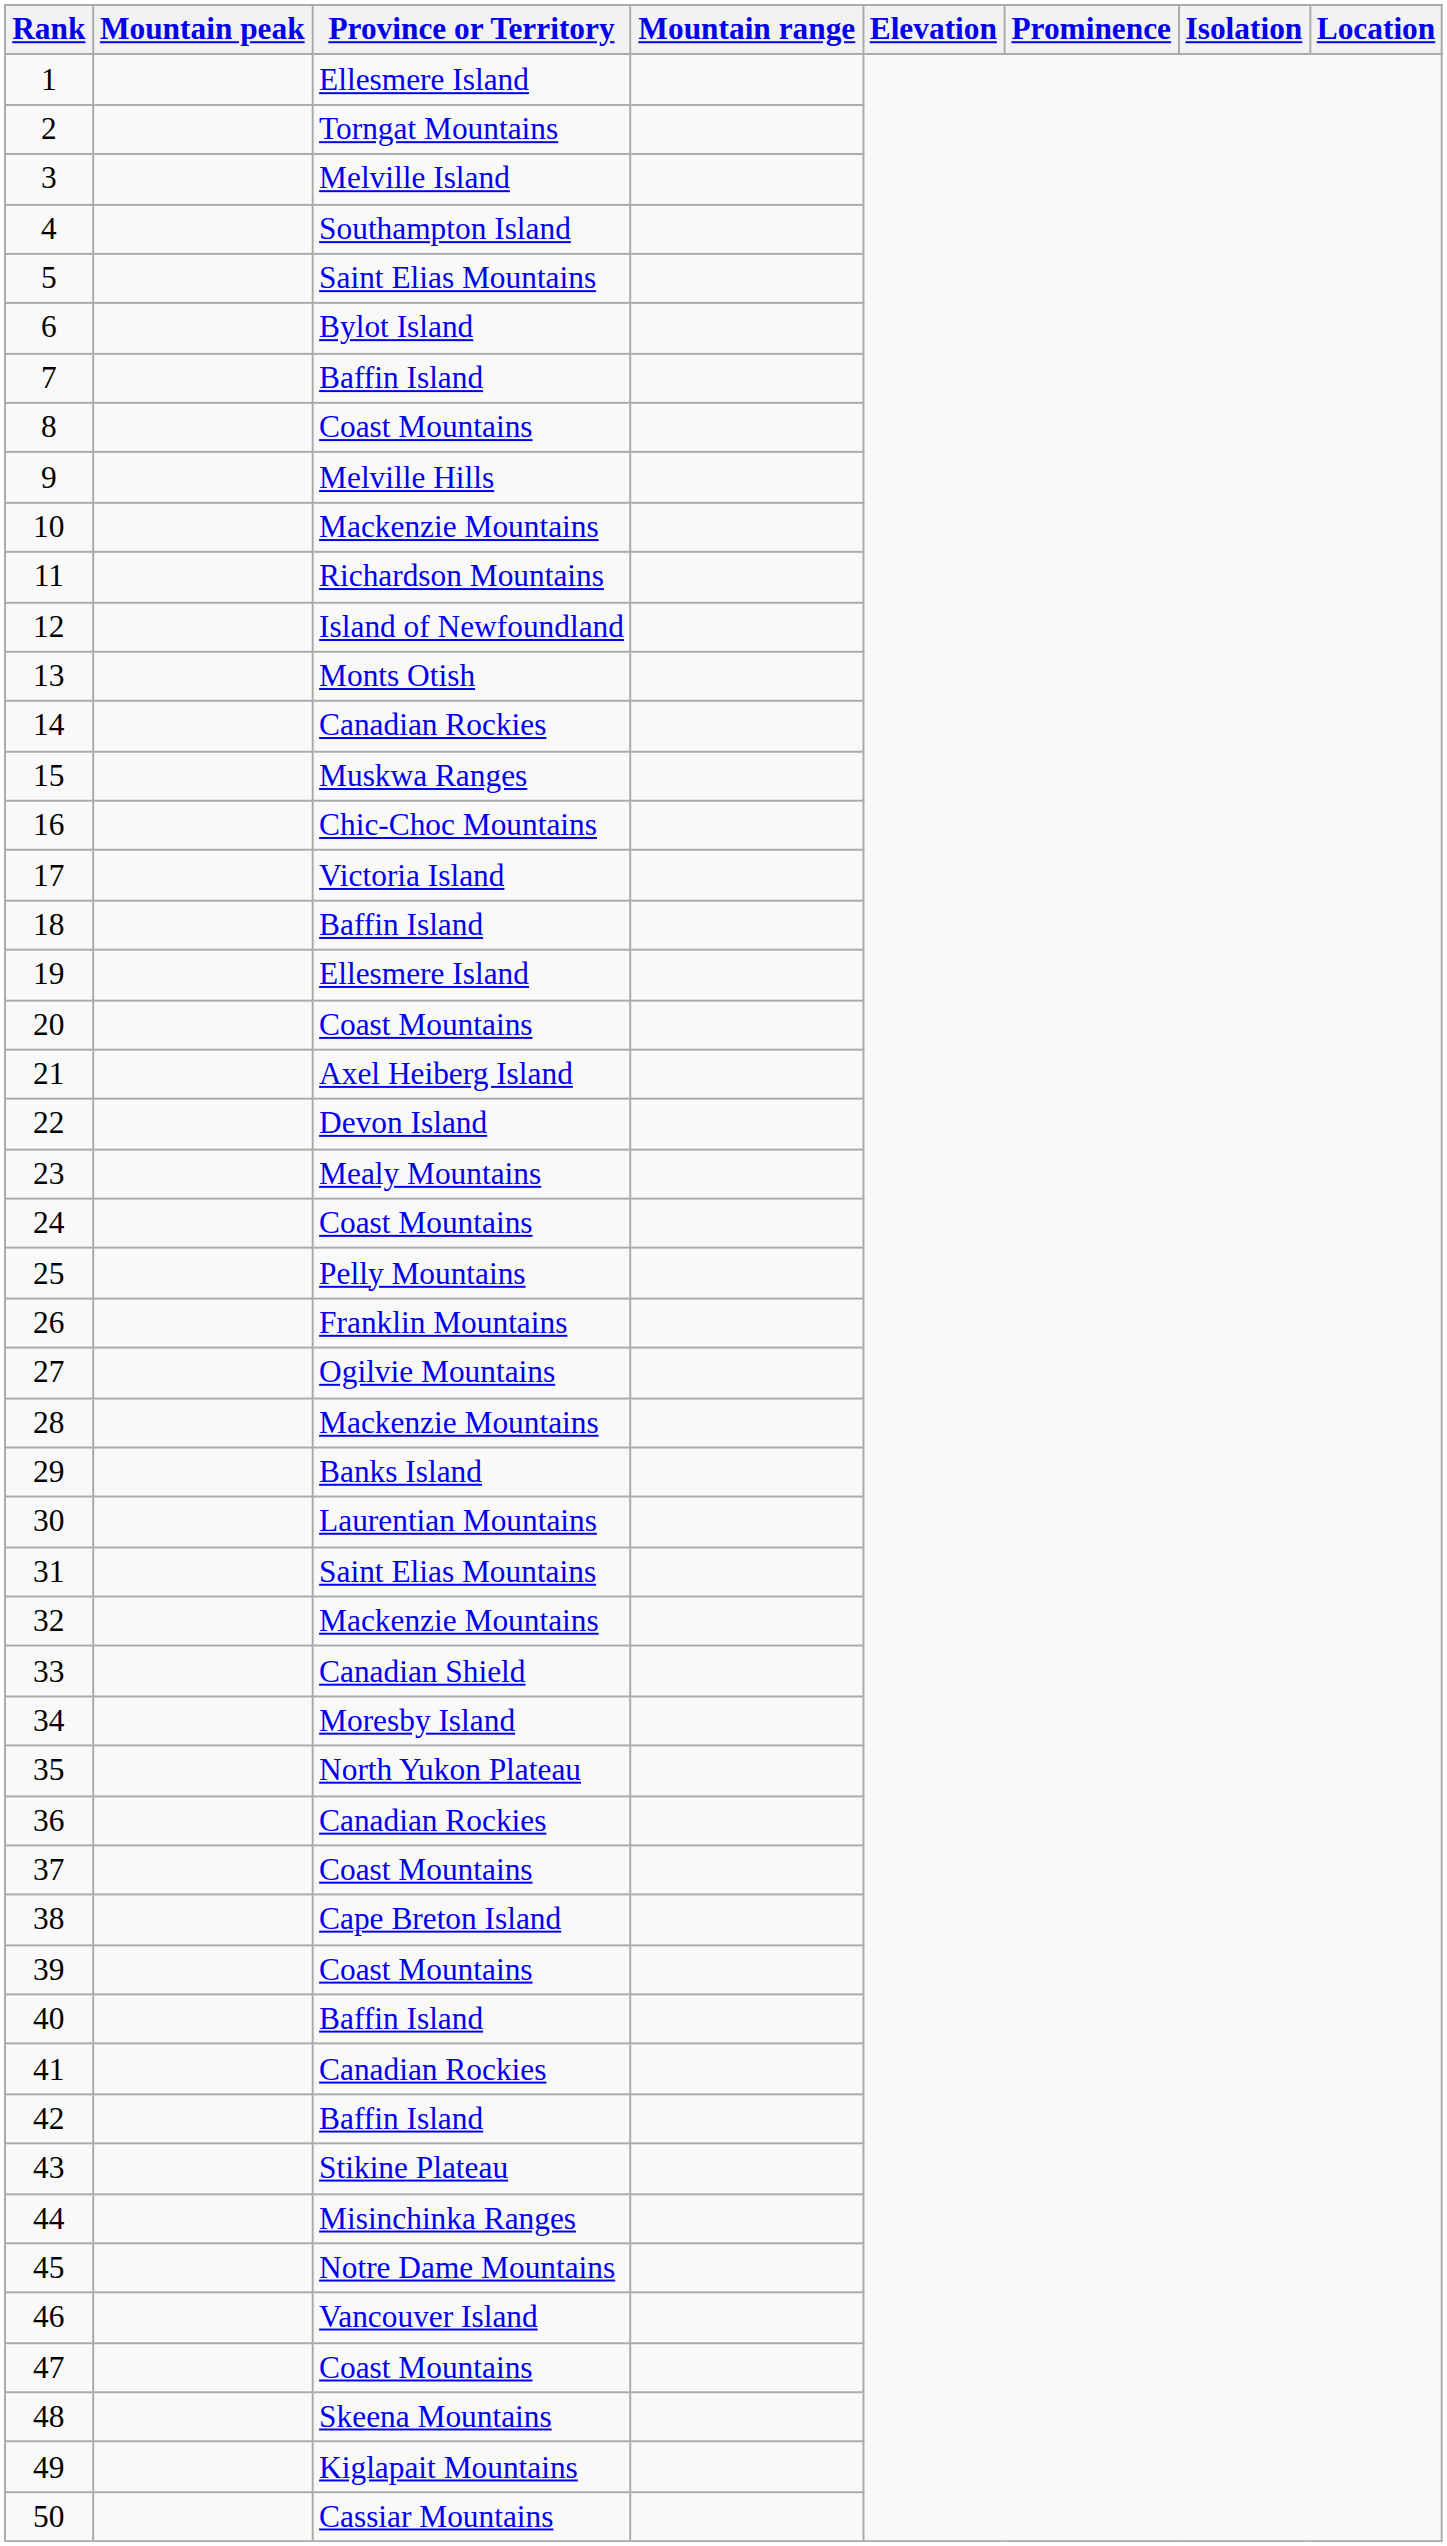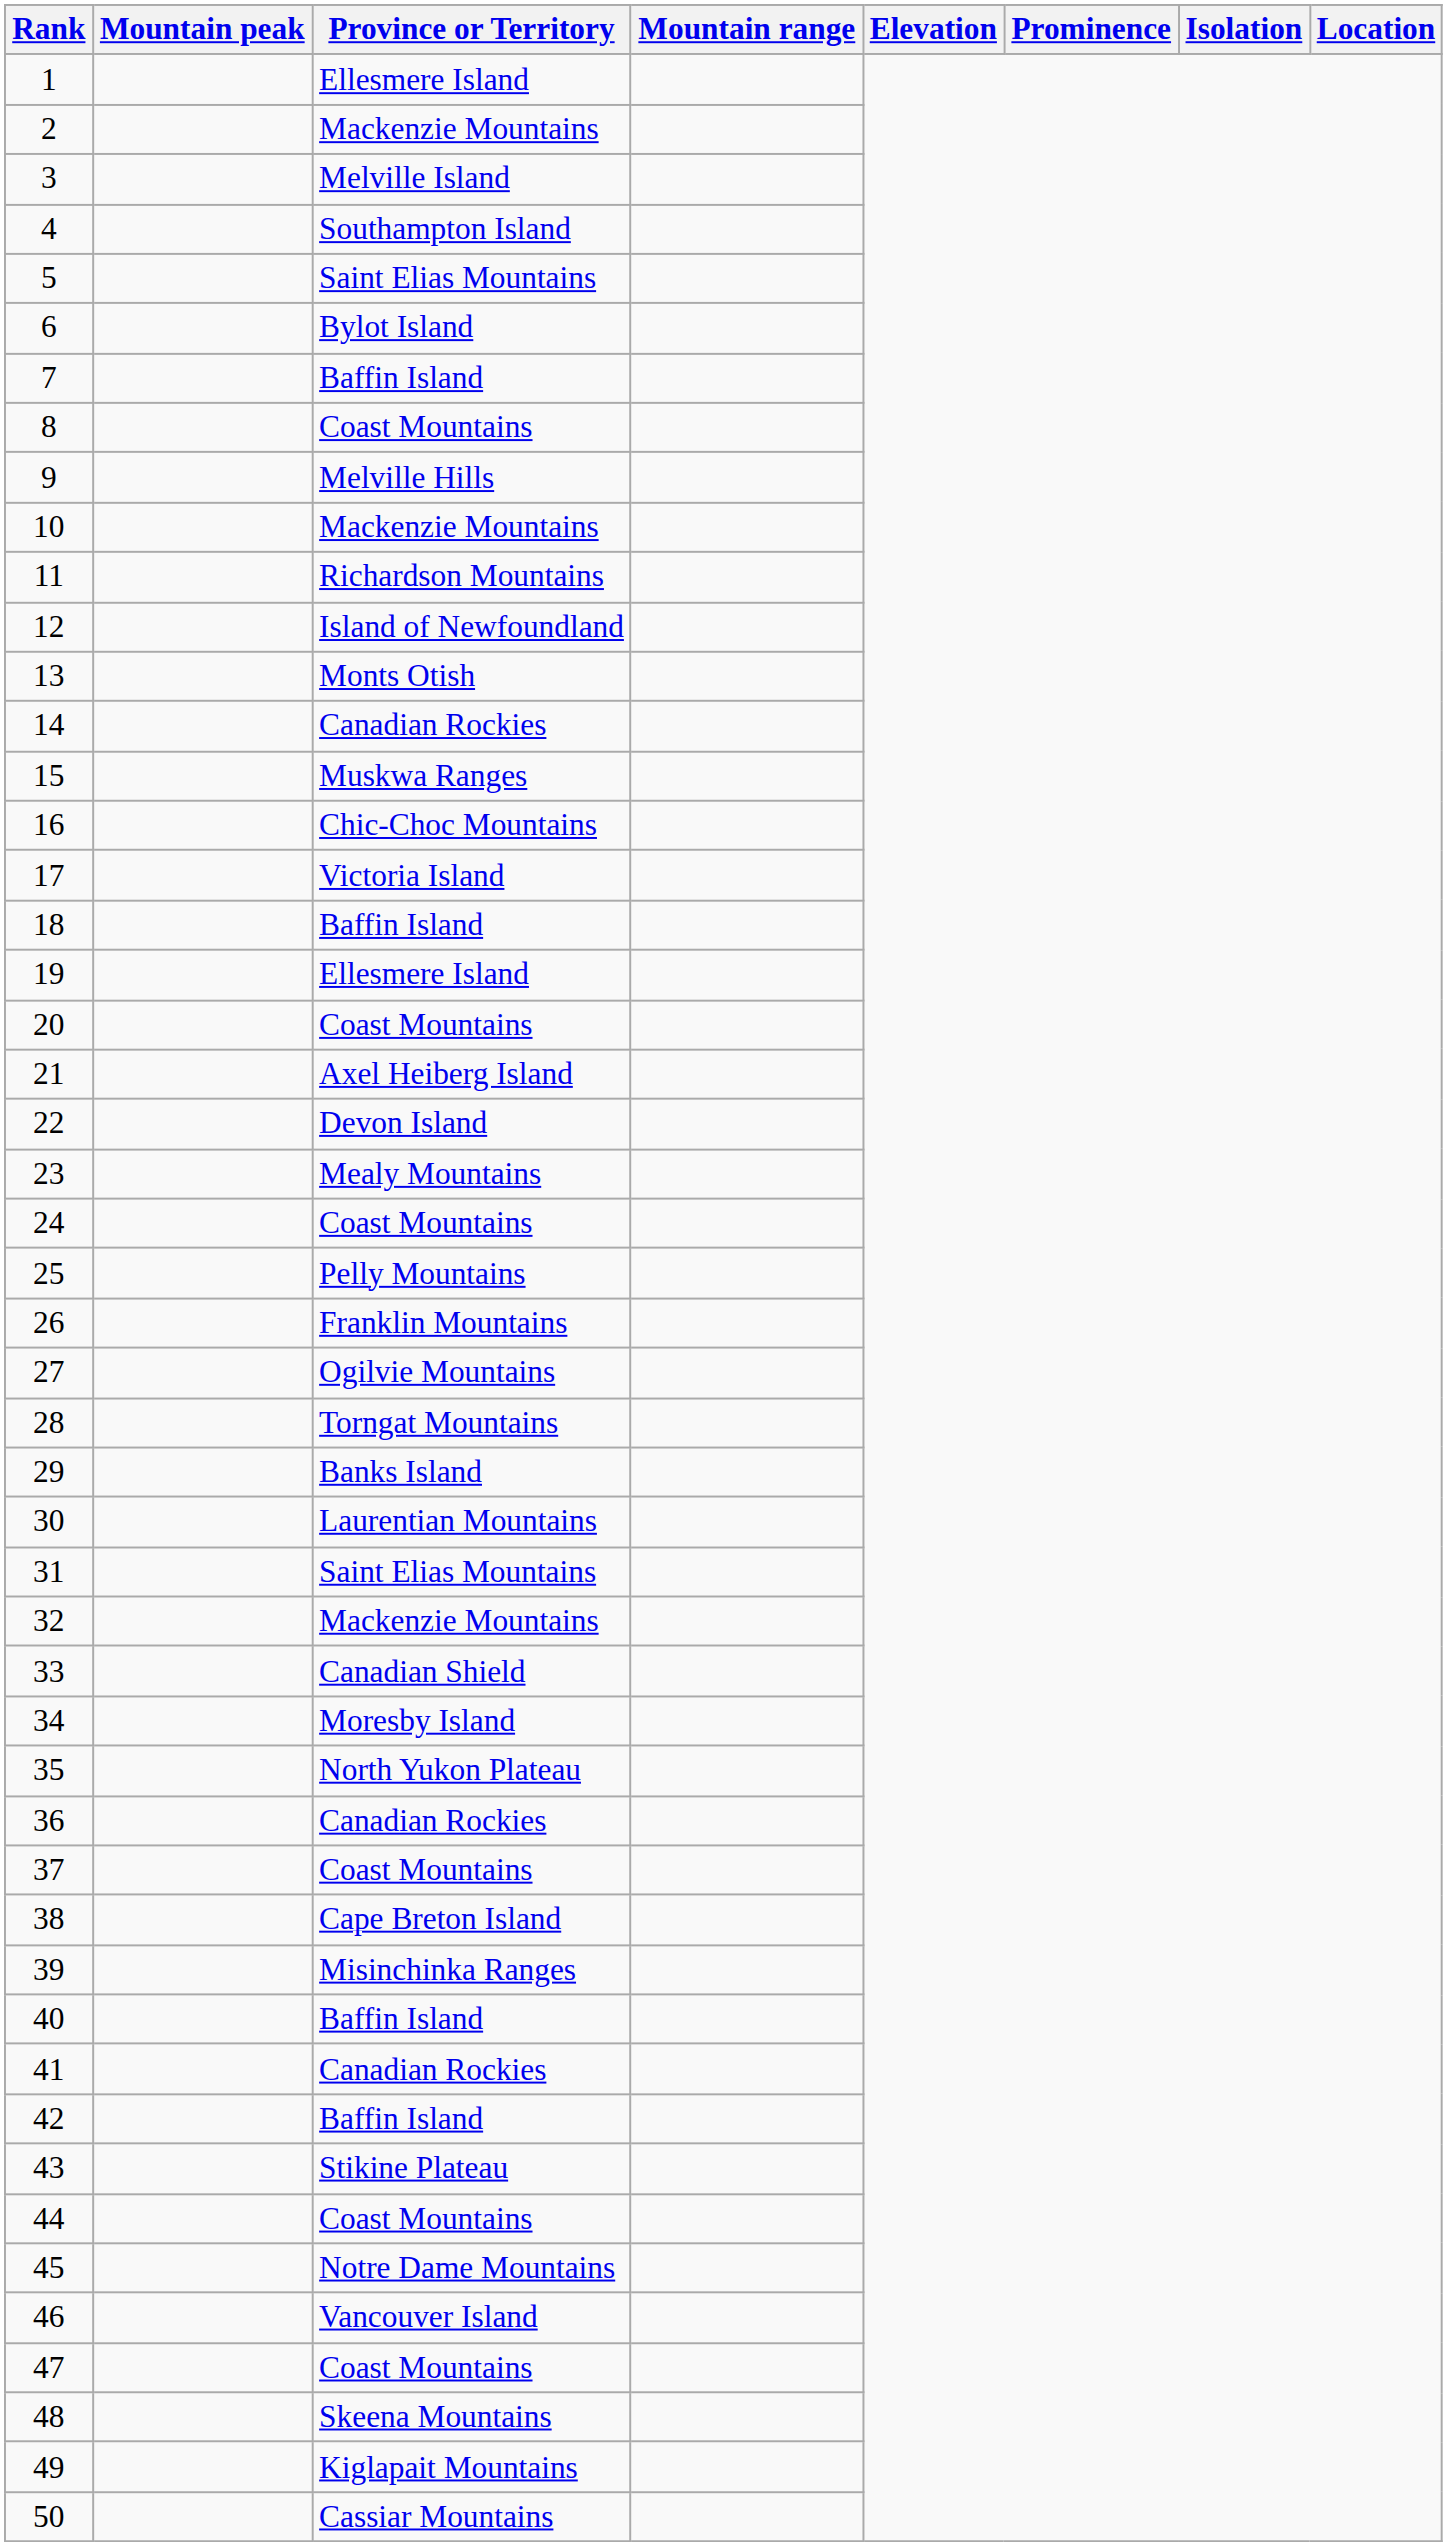(439, 128) Torngat Mountains -> (459, 128) Mackenzie Mountains
(459, 1421) Mackenzie Mountains -> (439, 1421) Torngat Mountains
(426, 1969) Coast Mountains -> (448, 1969) Misinchinka Ranges
(448, 2217) Misinchinka Ranges -> (426, 2217) Coast Mountains
